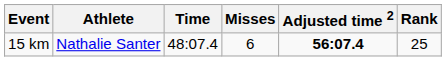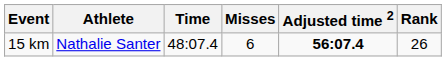(419, 45) 25 -> (419, 45) 26
